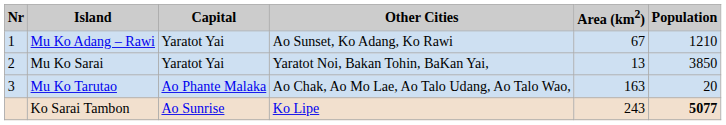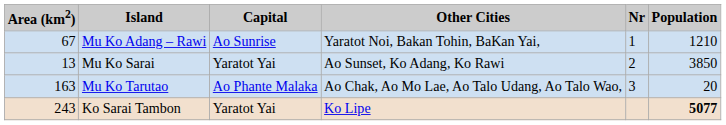columns swapped: (16, 17) <-> (611, 17)
(193, 41) Yaratot Yai -> (244, 41) Ao Sunrise
(363, 41) Ao Sunset, Ko Adang, Ko Rawi -> (432, 41) Yaratot Noi, Bakan Tohin, BaKan Yai,
(381, 64) Yaratot Noi, Bakan Tohin, BaKan Yai, -> (414, 64) Ao Sunset, Ko Adang, Ko Rawi
(193, 108) Ao Sunrise -> (244, 108) Yaratot Yai
